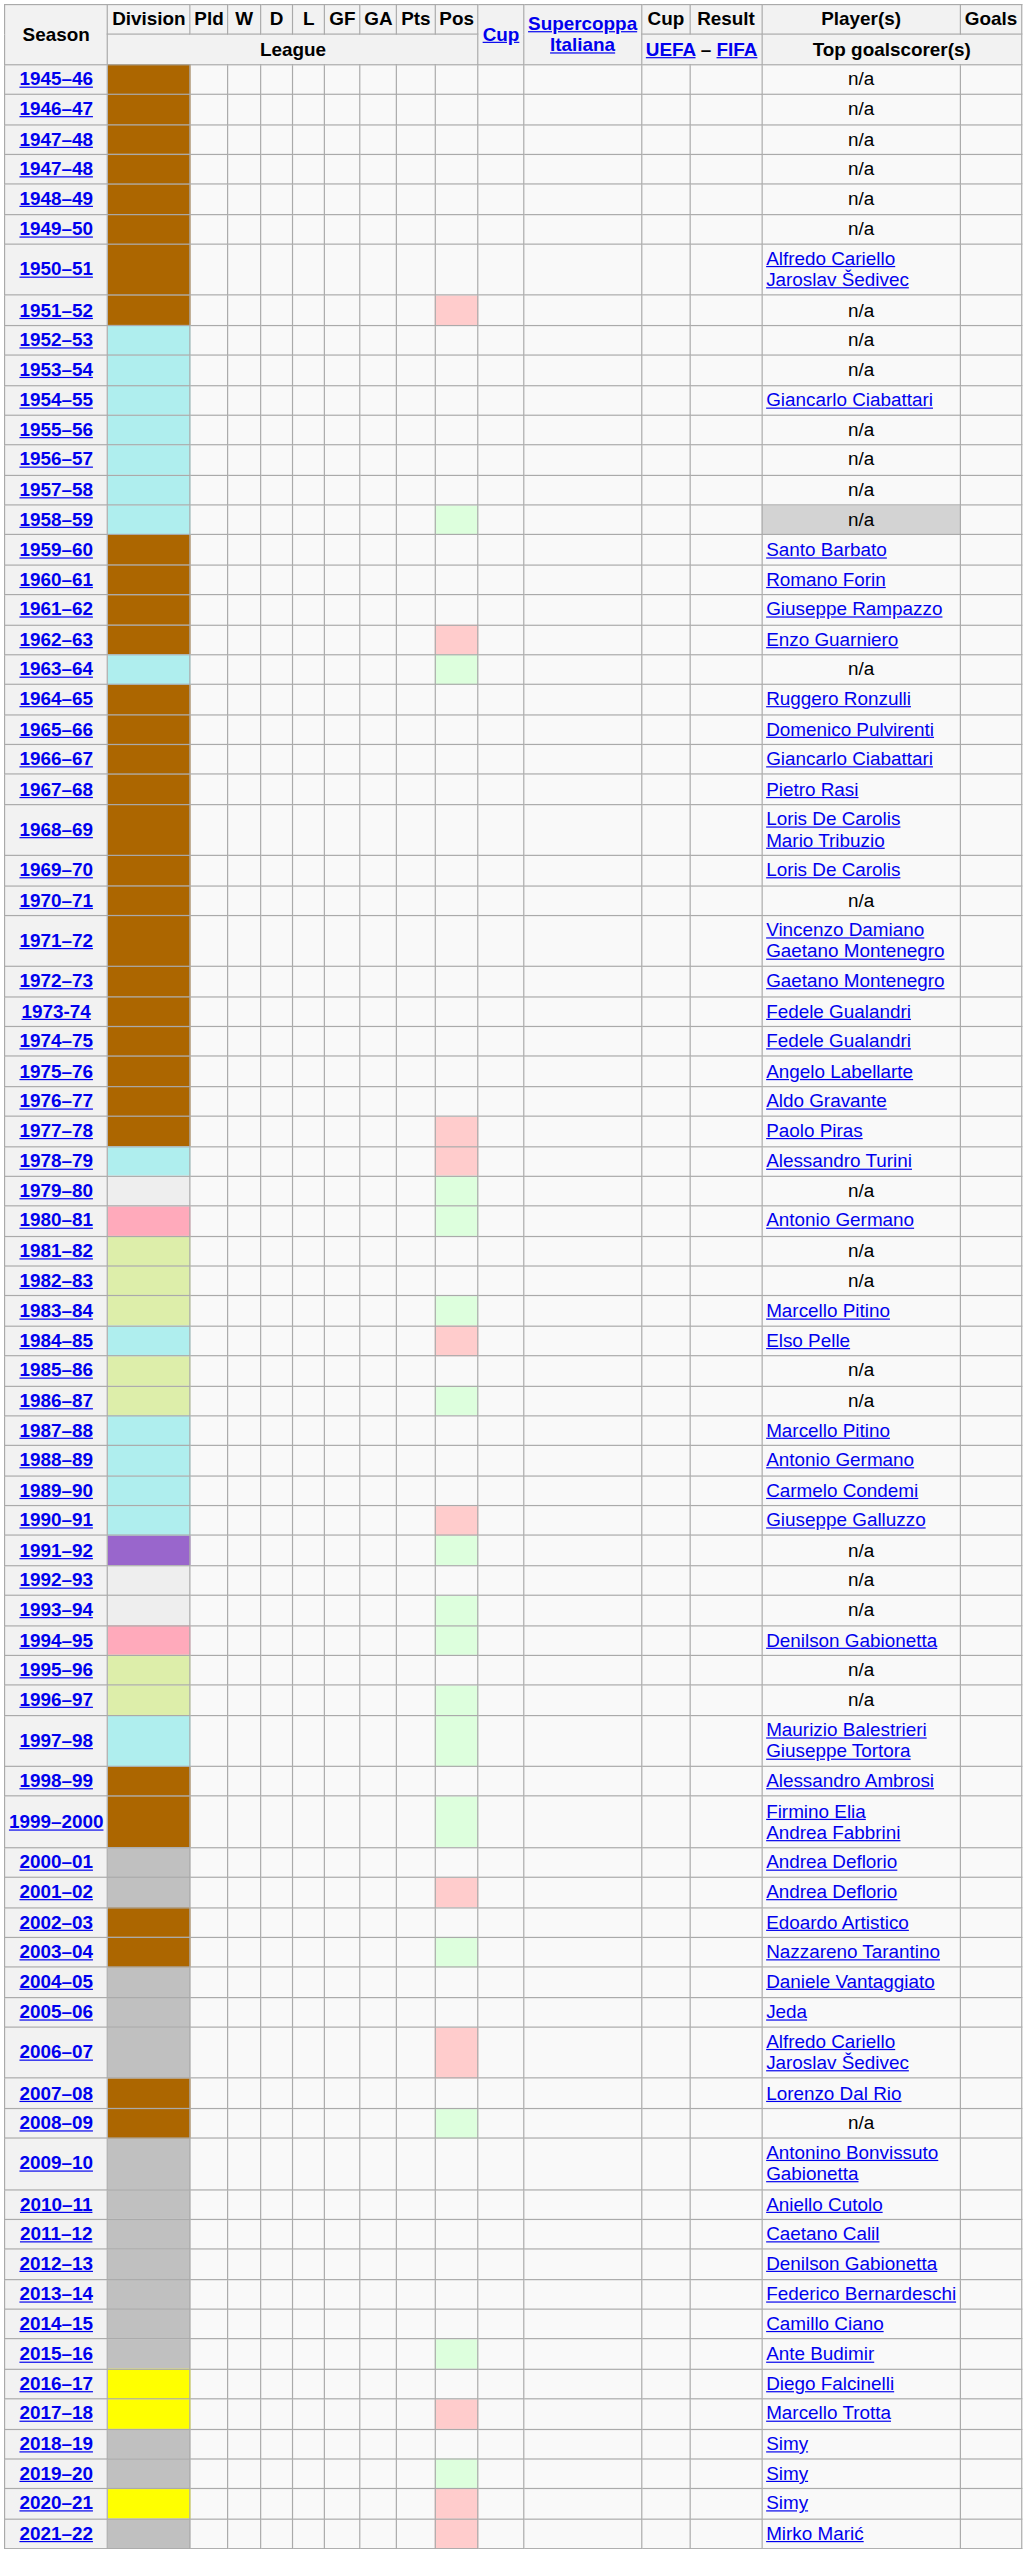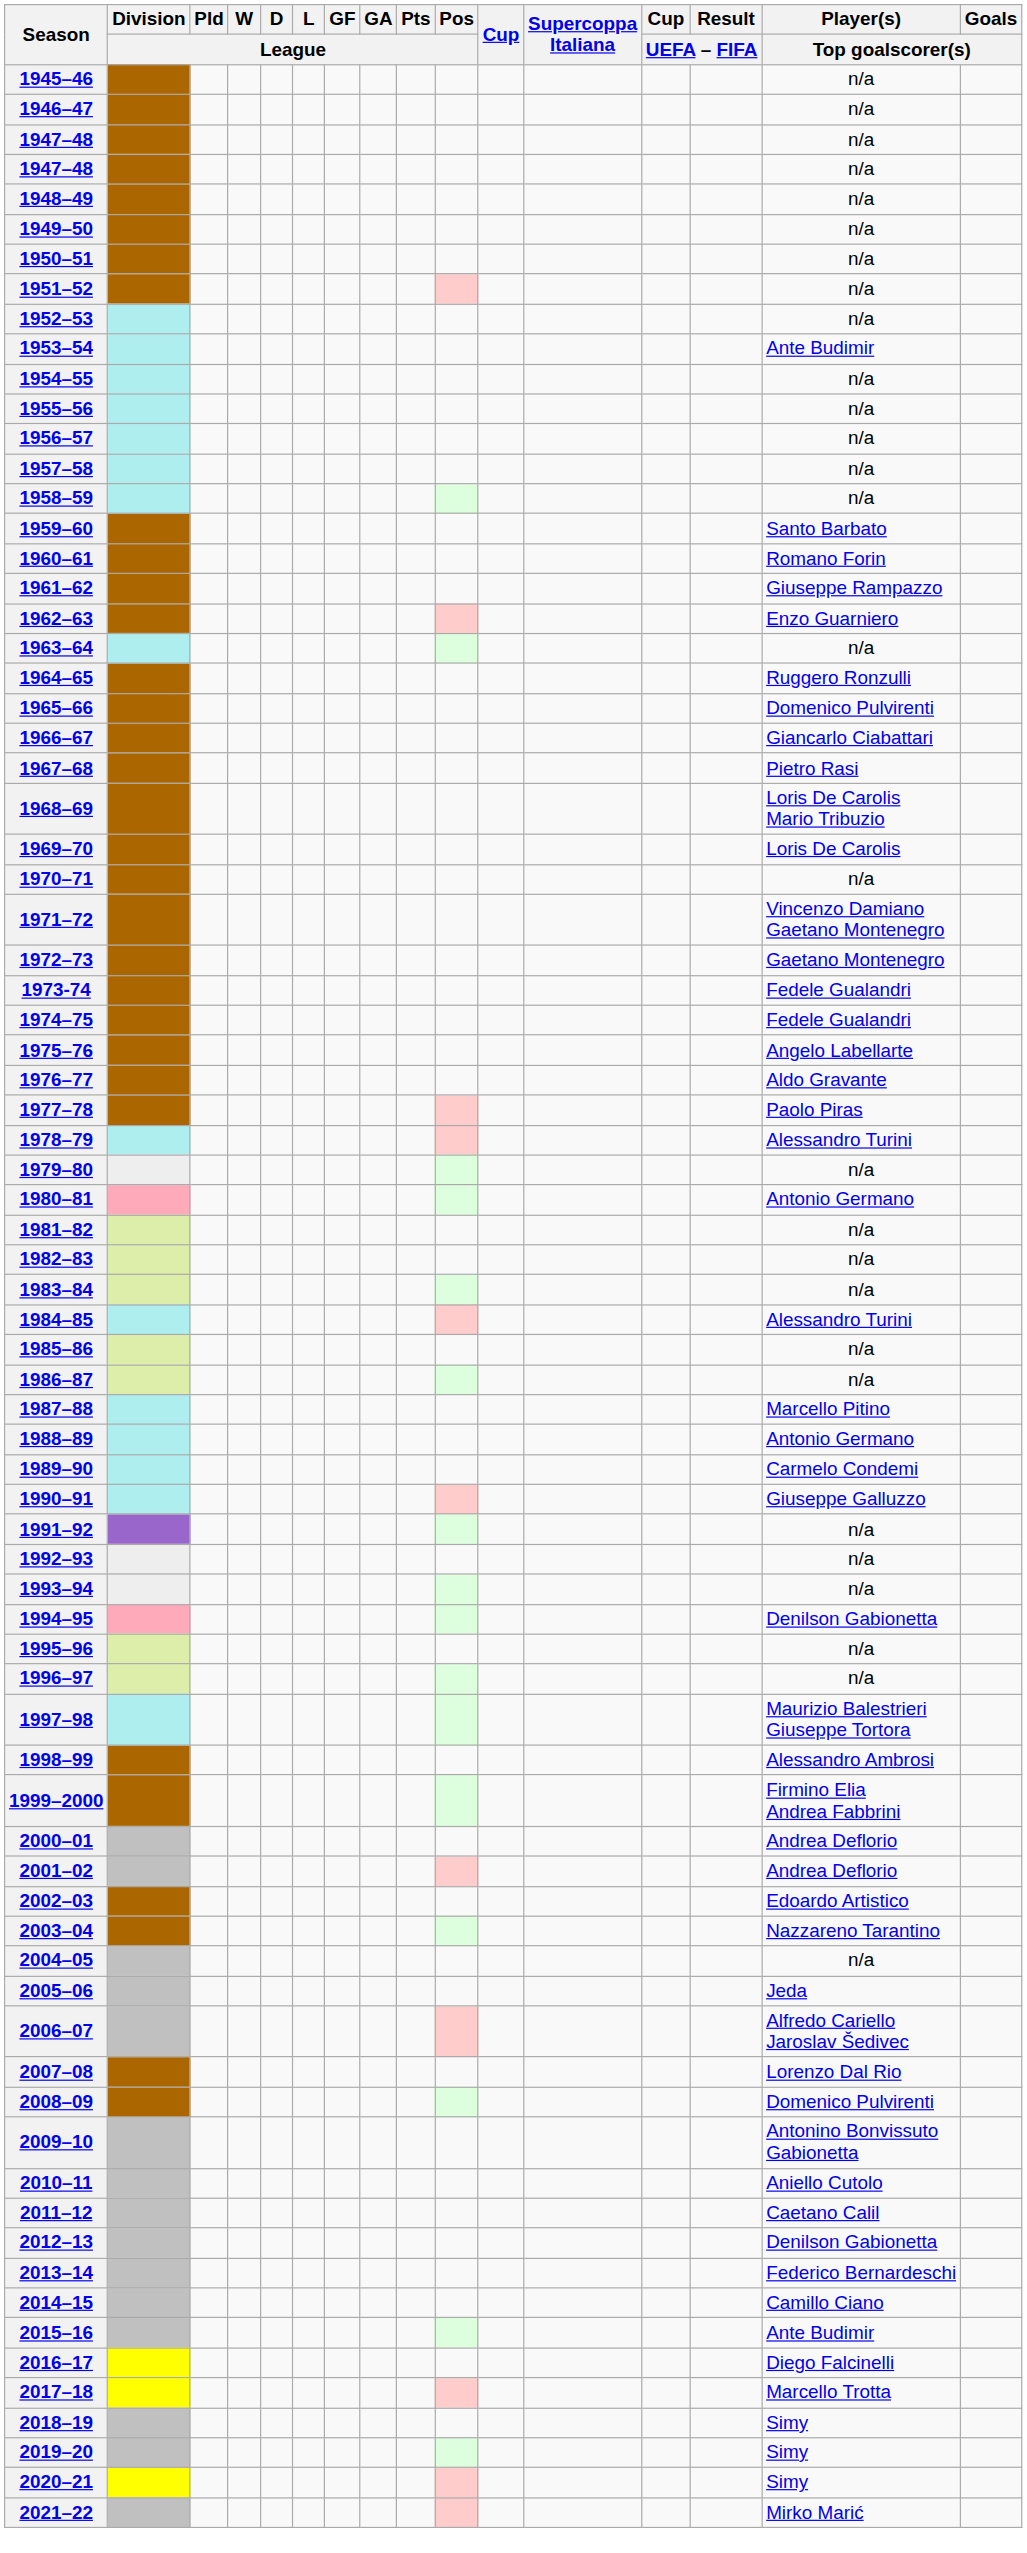(837, 269) Alfredo Cariello Jaroslav Šedivec -> (861, 259) n/a
(861, 370) n/a -> (820, 348) Ante Budimir
(850, 400) Giancarlo Ciabattari -> (861, 378) n/a
(861, 519) lightgrey background -> (861, 498) no background
(828, 1310) Marcello Pitino -> (861, 1289) n/a
(808, 1340) Elso Pelle -> (839, 1319) Alessandro Turini
(850, 1982) Daniele Vantaggiato -> (861, 1960) n/a
(861, 2123) n/a -> (850, 2101) Domenico Pulvirenti
